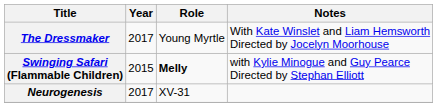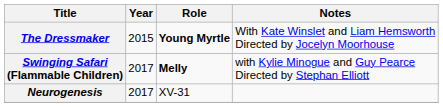(141, 37) 2017 -> (141, 37) 2015
(192, 37) normal -> (194, 37) bold
(141, 68) 2015 -> (141, 68) 2017
